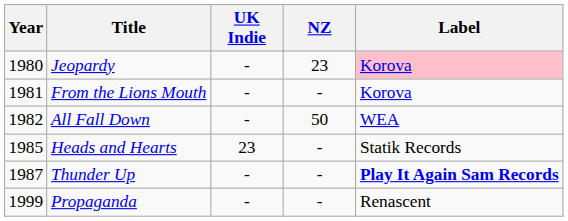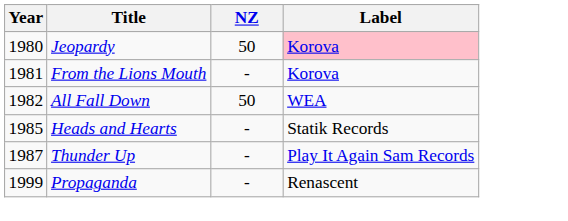- column: (247, 27)
(320, 65) 23 -> (247, 45) 50
(459, 174) bold -> (381, 155) normal
